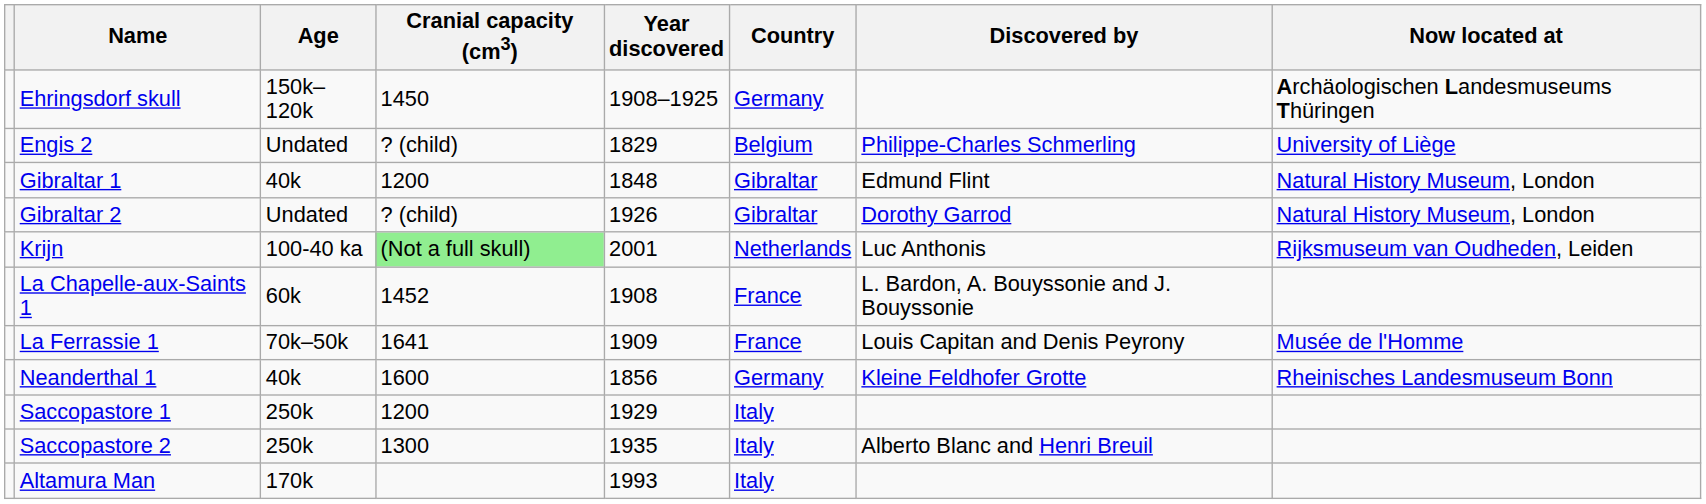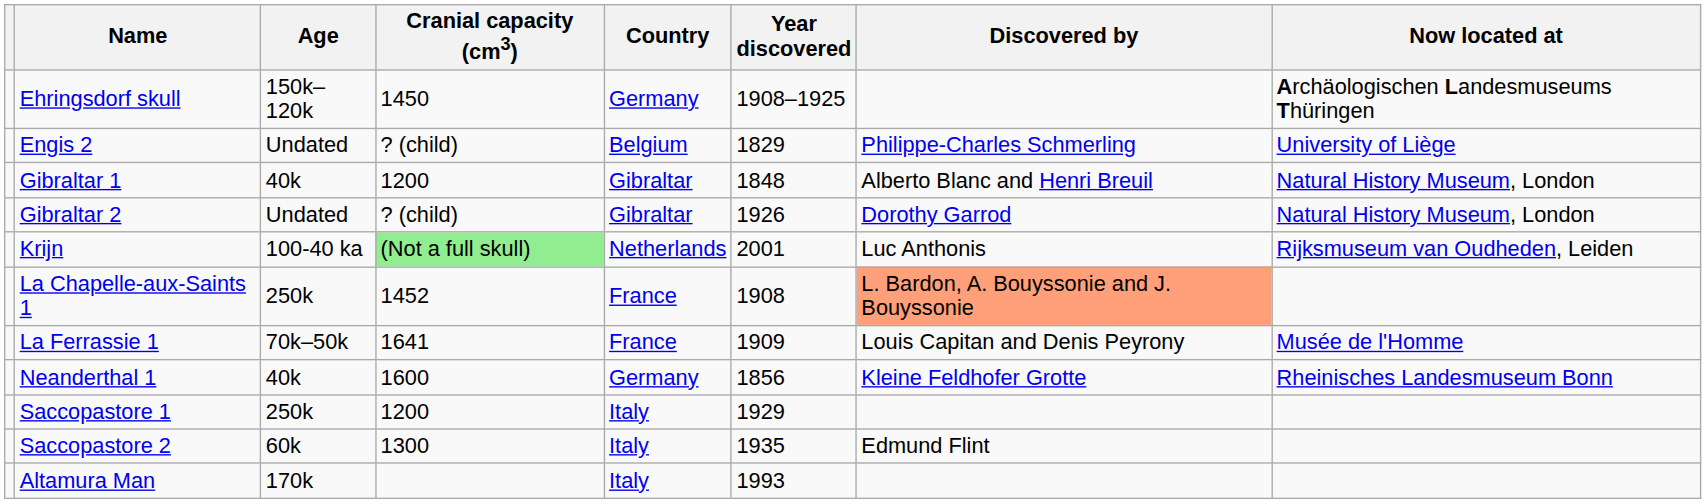columns swapped: (667, 36) <-> (793, 36)
(925, 180) Edmund Flint -> (1007, 180) Alberto Blanc and Henri Breuil
(283, 295) 60k -> (289, 295) 250k
(1016, 295) no background -> (1016, 295) lightsalmon background
(289, 446) 250k -> (283, 446) 60k
(1007, 446) Alberto Blanc and Henri Breuil -> (925, 446) Edmund Flint
